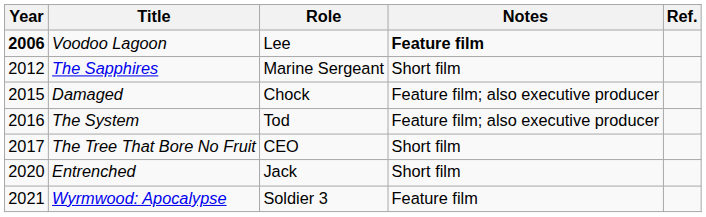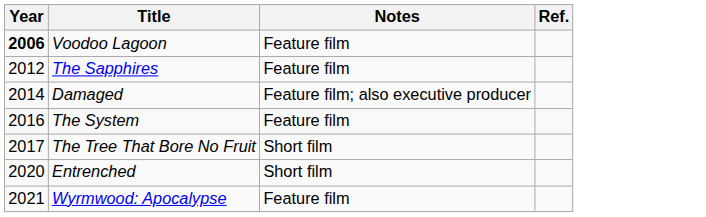- column: (324, 17)
(438, 43) bold -> (306, 43) normal
(426, 69) Short film -> (306, 69) Feature film
(26, 95) 2015 -> (26, 95) 2014
(525, 120) Feature film; also executive producer -> (306, 120) Feature film
